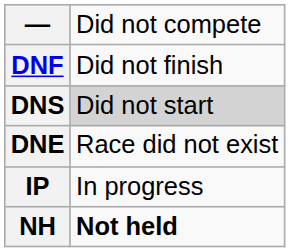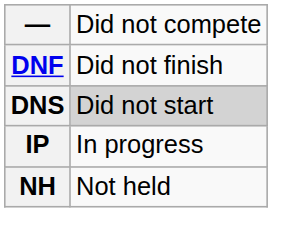- row: (38, 145)
(127, 226) bold -> (123, 186) normal
